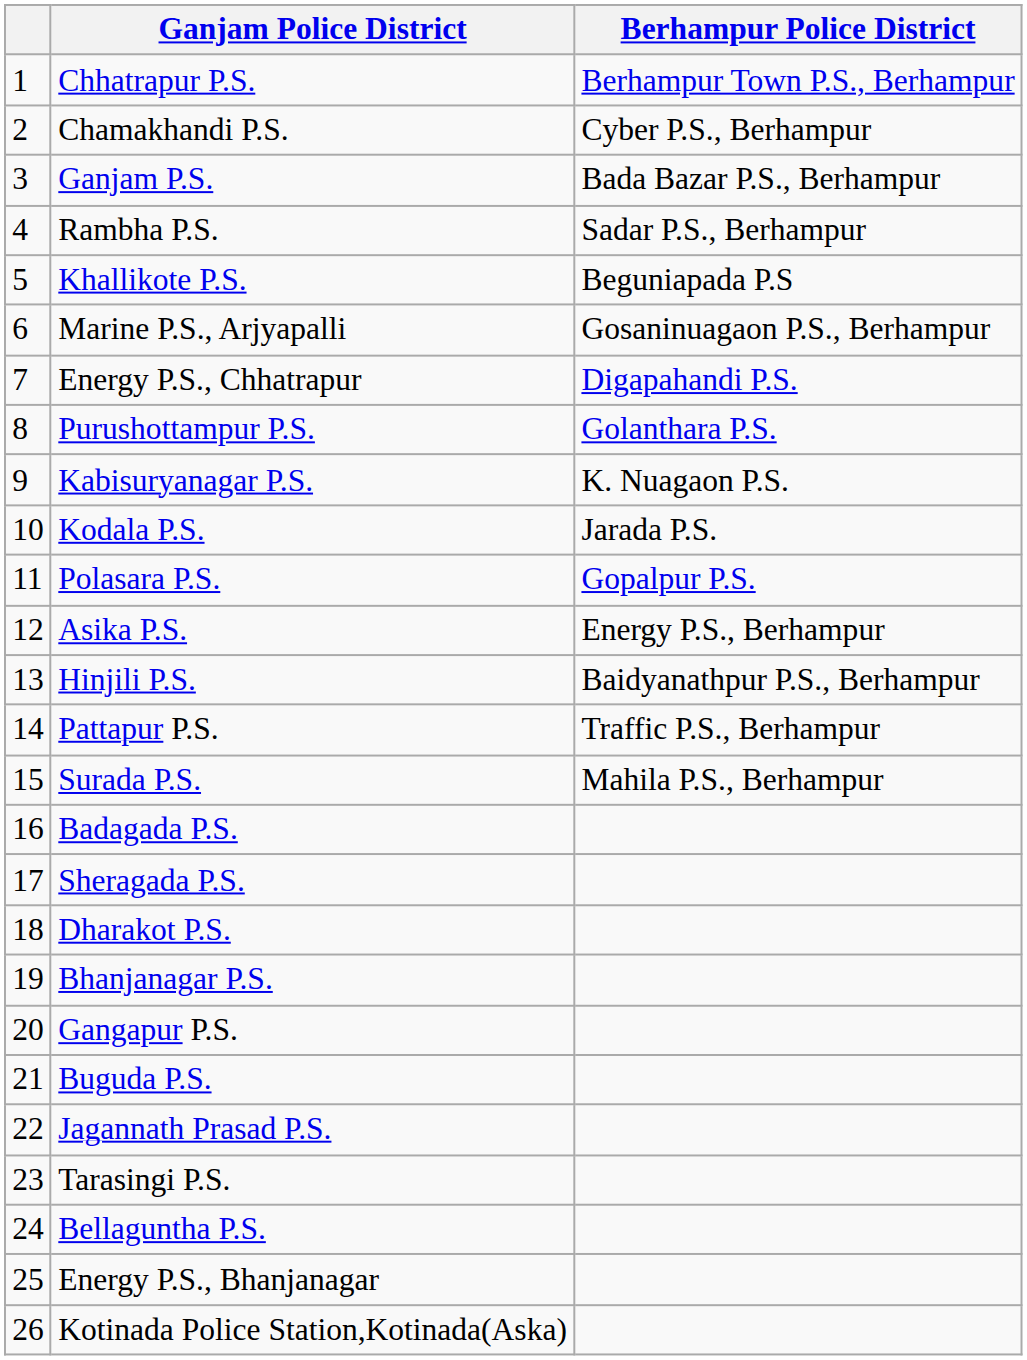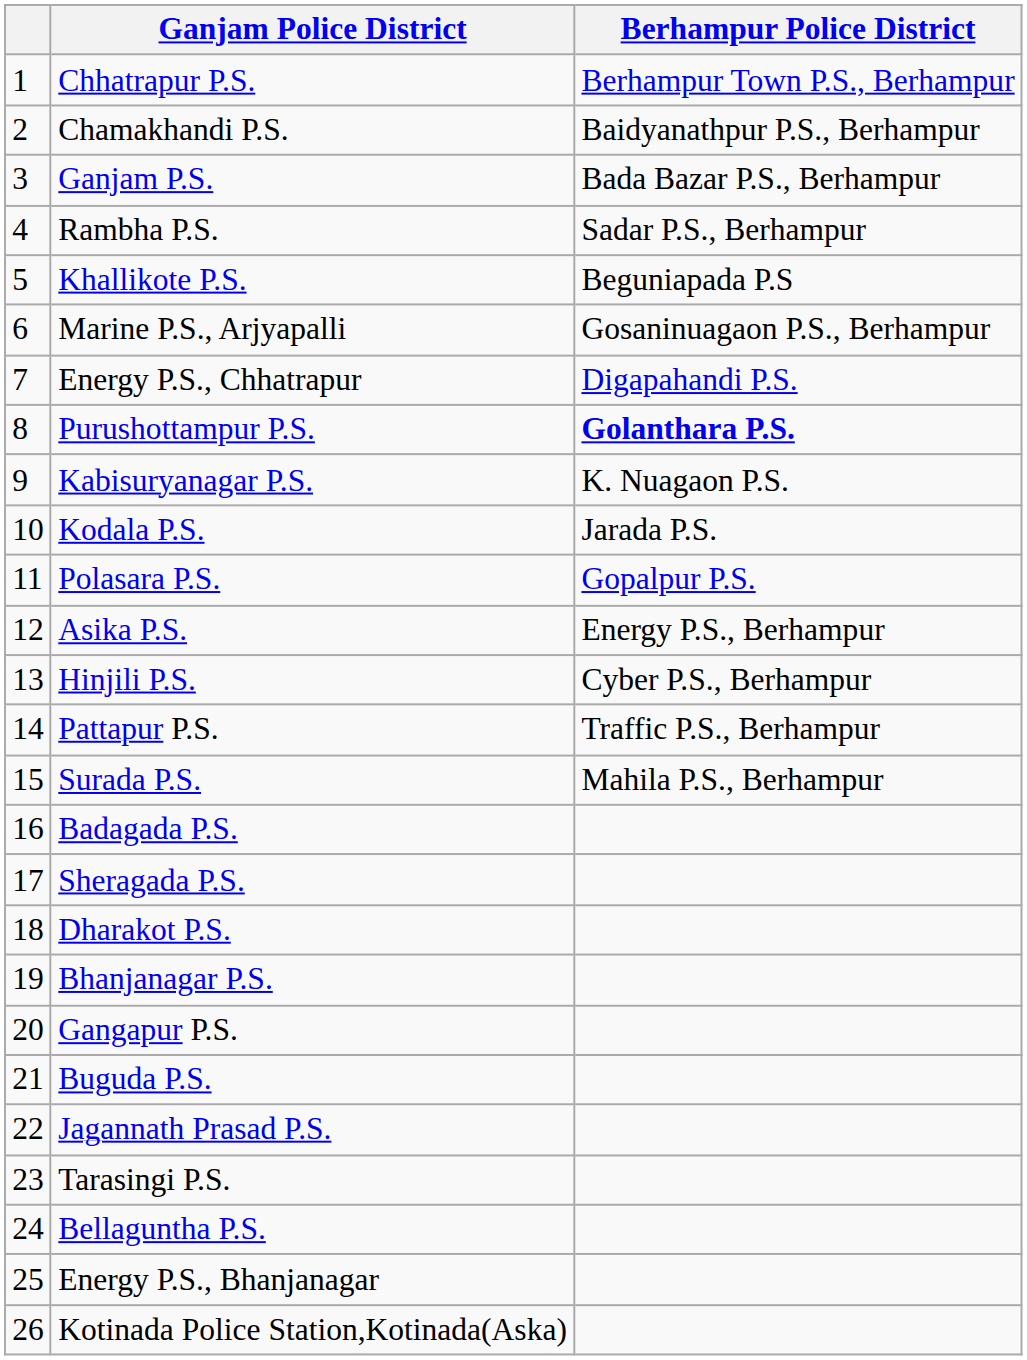(726, 129) Cyber P.S., Berhampur -> (781, 129) Baidyanathpur P.S., Berhampur
(679, 429) normal -> (688, 429) bold
(781, 679) Baidyanathpur P.S., Berhampur -> (726, 679) Cyber P.S., Berhampur
